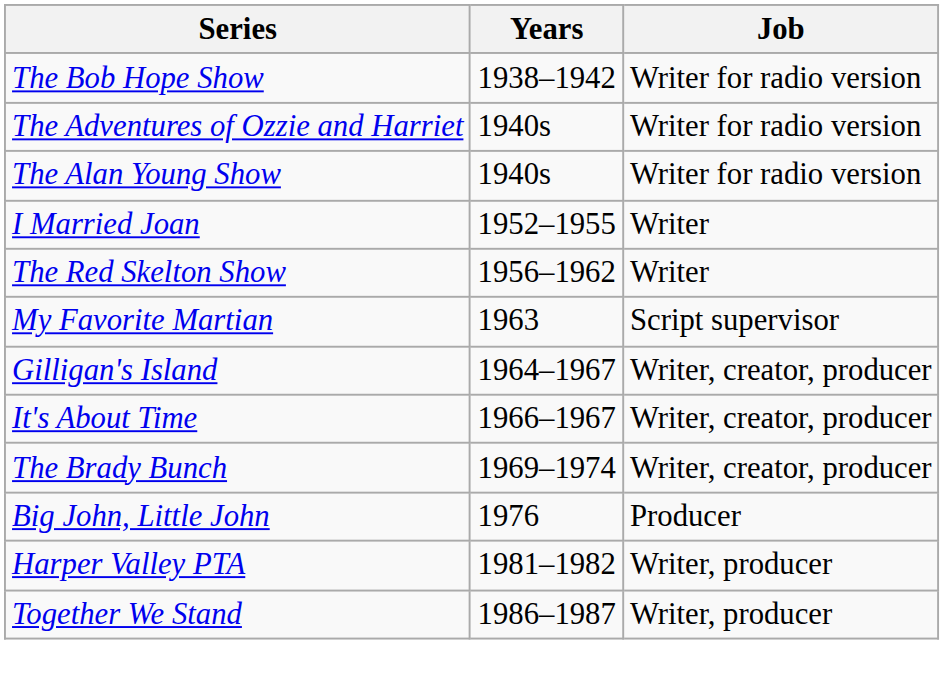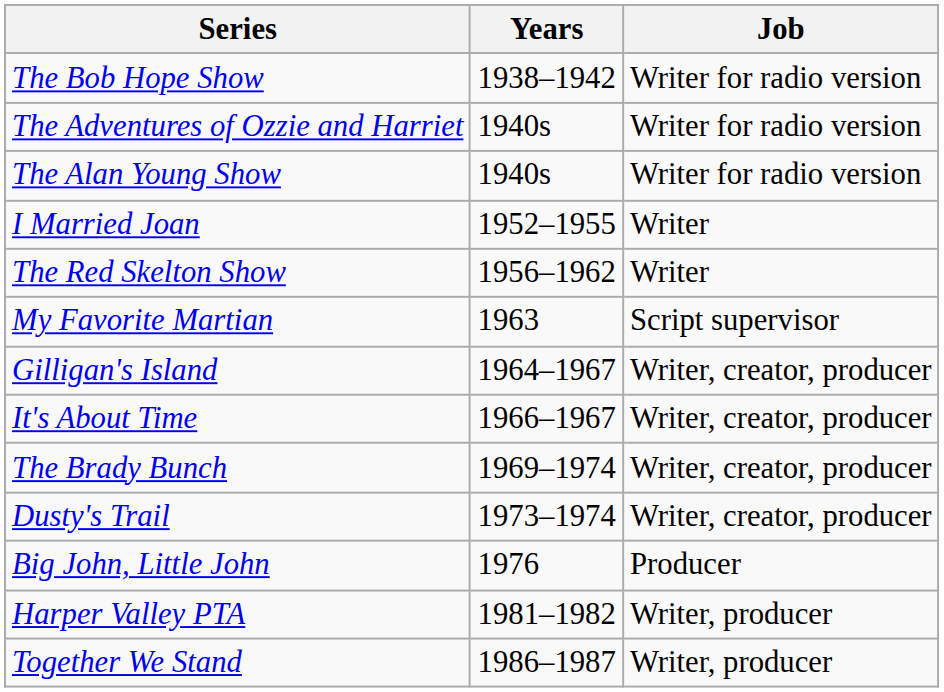+ row: (91, 516)
